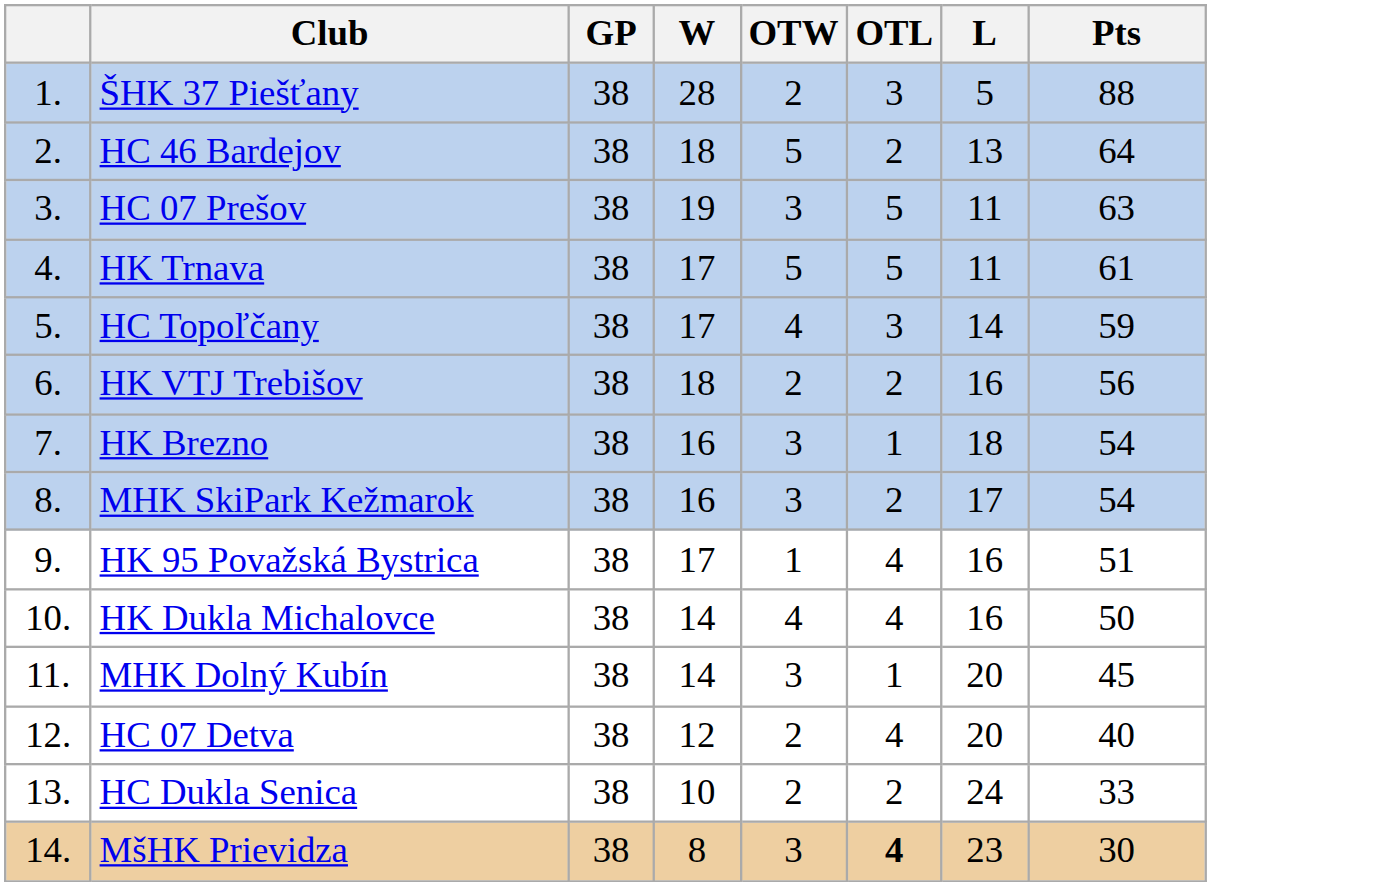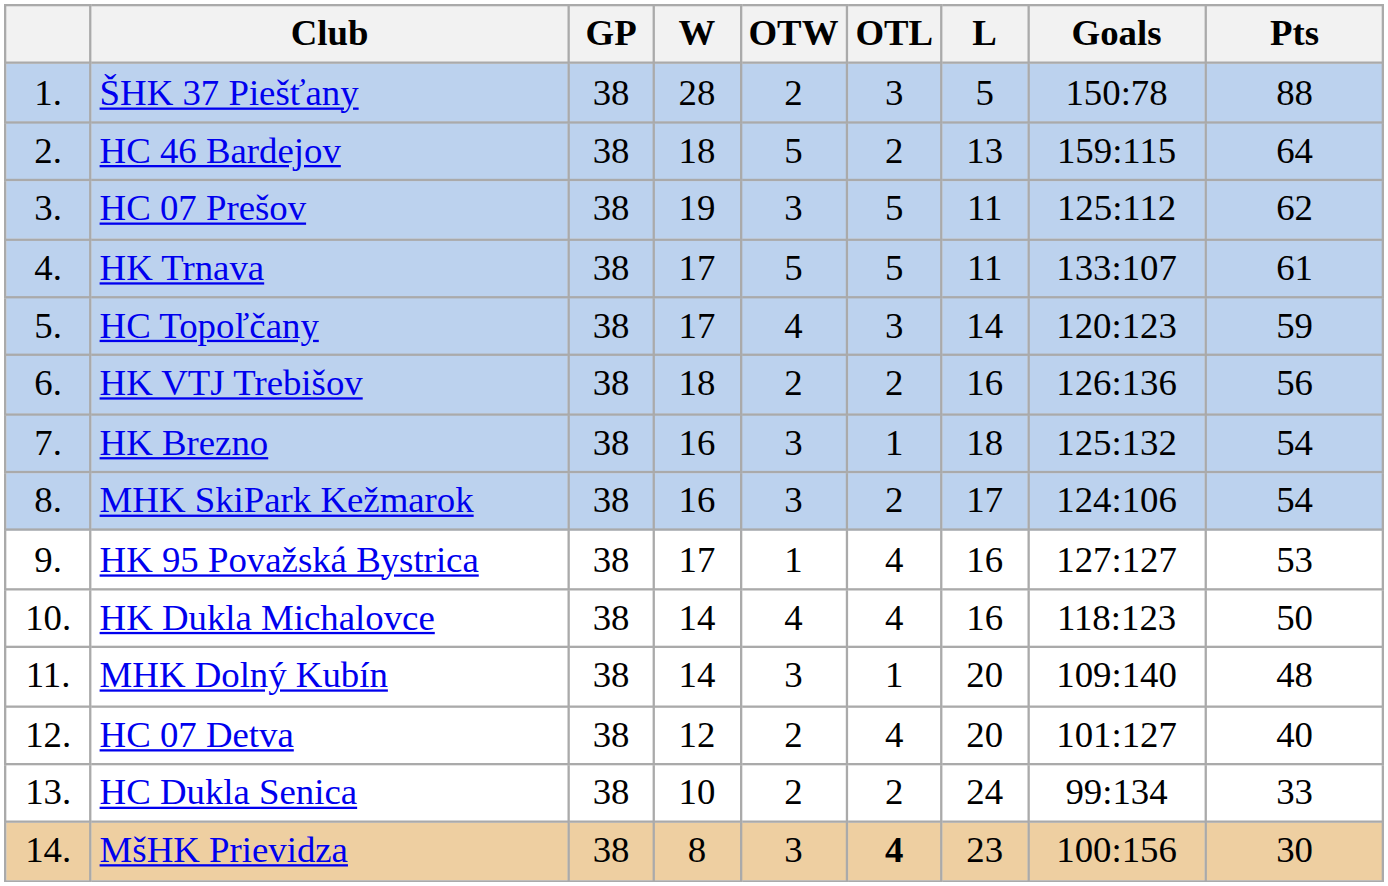+ column: (1117, 33)
(1117, 208) 63 -> (1295, 208) 62
(1117, 558) 51 -> (1295, 558) 53
(1117, 675) 45 -> (1295, 675) 48
